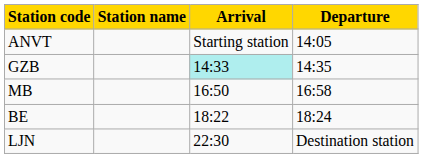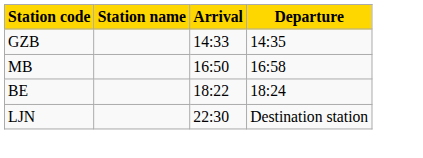- row: (30, 41)
(211, 66) paleturquoise background -> (211, 41) no background
